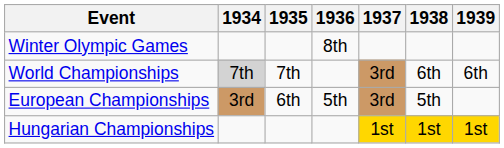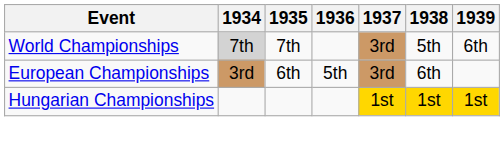- row: (98, 45)
(429, 73) 6th -> (429, 45) 5th
(429, 101) 5th -> (429, 73) 6th
